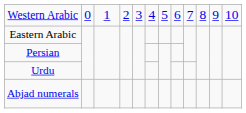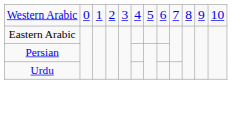- row: (43, 93)
